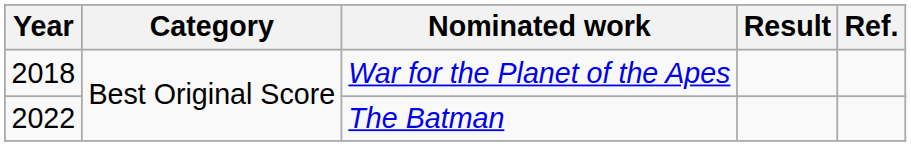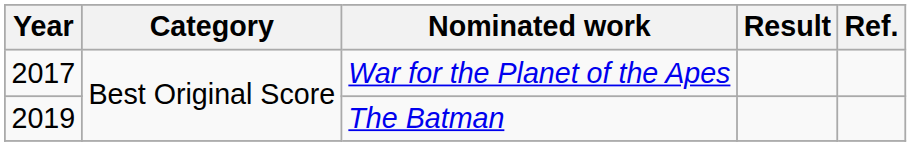(43, 72) 2018 -> (43, 72) 2017
(43, 118) 2022 -> (43, 118) 2019
